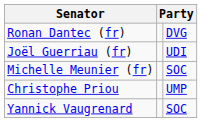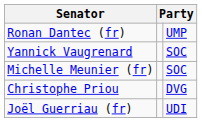(176, 33) DVG -> (176, 33) UMP
rows swapped: (70, 52) <-> (70, 108)
(176, 89) UMP -> (176, 89) DVG
